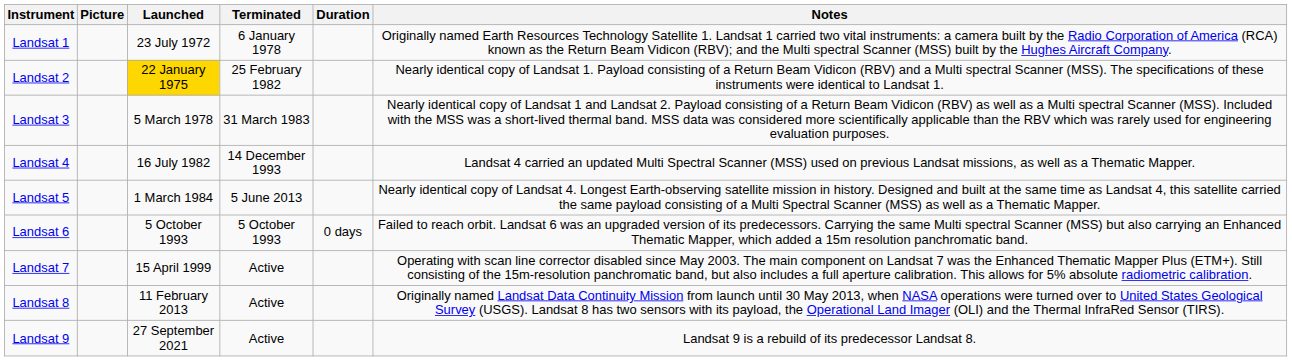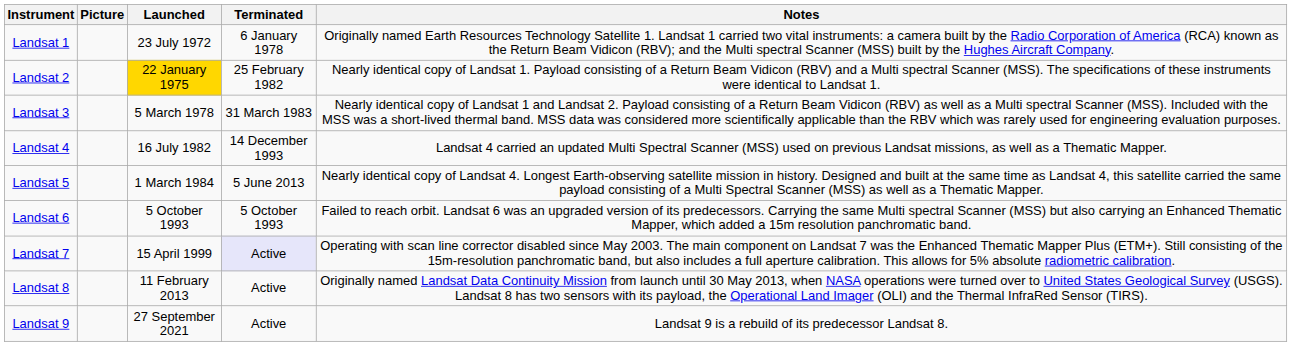- column: (343, 14)
(266, 268) no background -> (269, 253) lavender background
